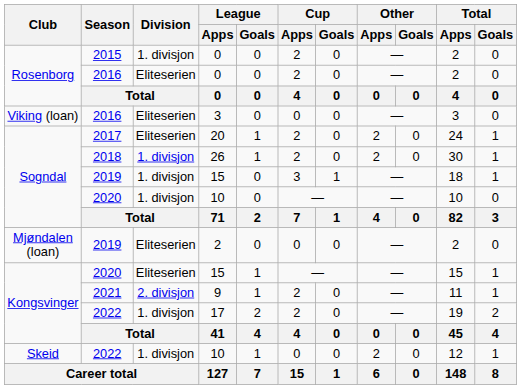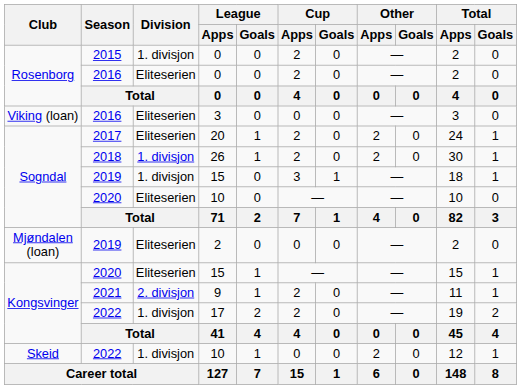(166, 197) 1. divisjon -> (166, 197) Eliteserien
